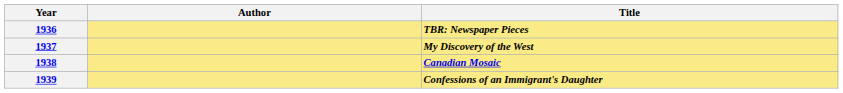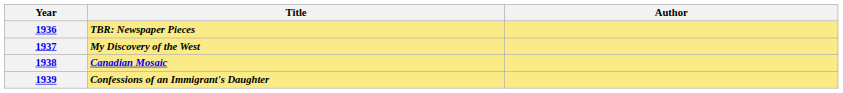columns swapped: (254, 12) <-> (630, 12)
